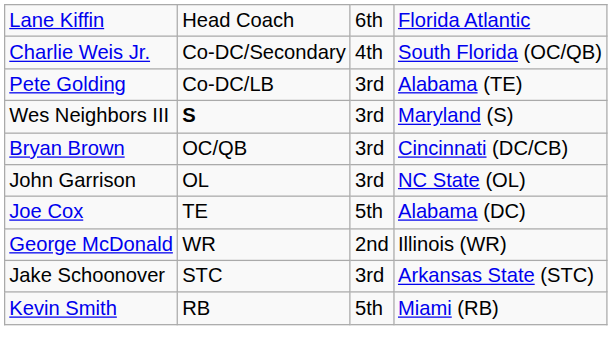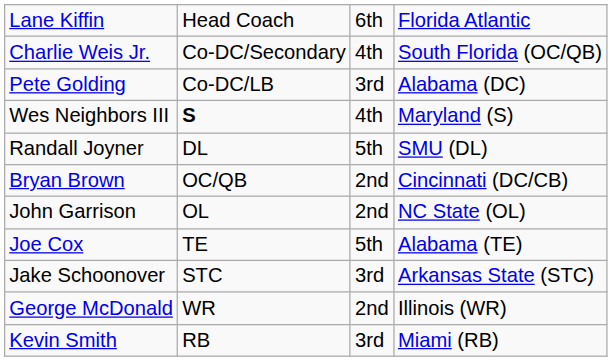(460, 84) Alabama (TE) -> (462, 84) Alabama (DC)
(370, 116) 3rd -> (369, 116) 4th
+ row: (77, 148)
(370, 148) 3rd -> (372, 180) 2nd
(370, 180) 3rd -> (372, 212) 2nd
(462, 212) Alabama (DC) -> (460, 244) Alabama (TE)
rows swapped: (87, 276) <-> (91, 244)
(369, 308) 5th -> (370, 340) 3rd
